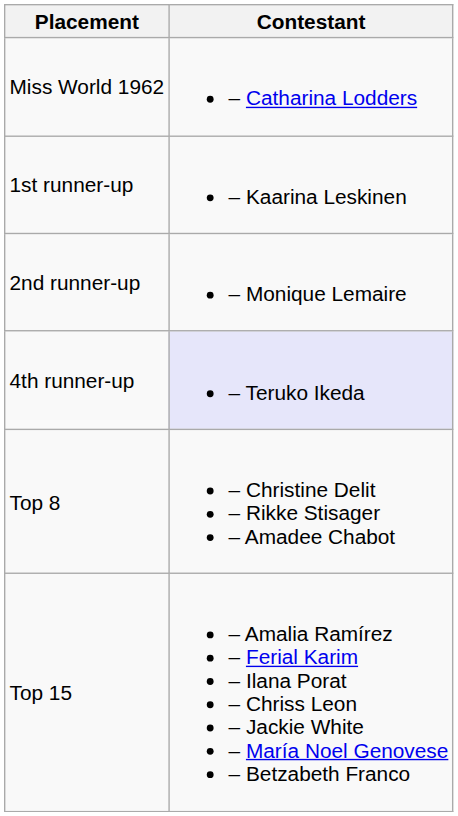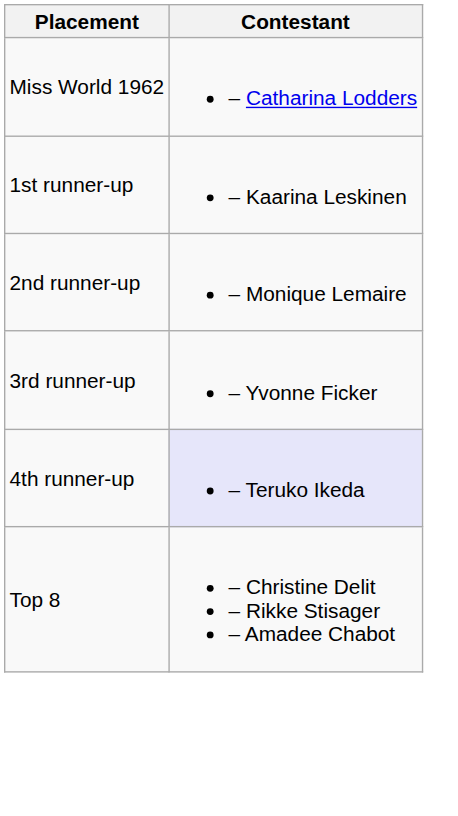+ row: (73, 380)
- row: (41, 693)
